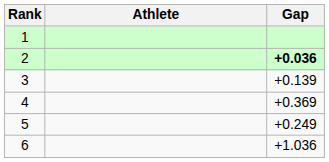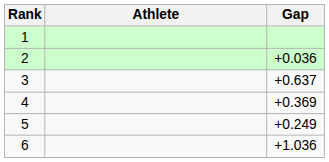(295, 59) bold -> (295, 59) normal
(295, 80) +0.139 -> (295, 80) +0.637
